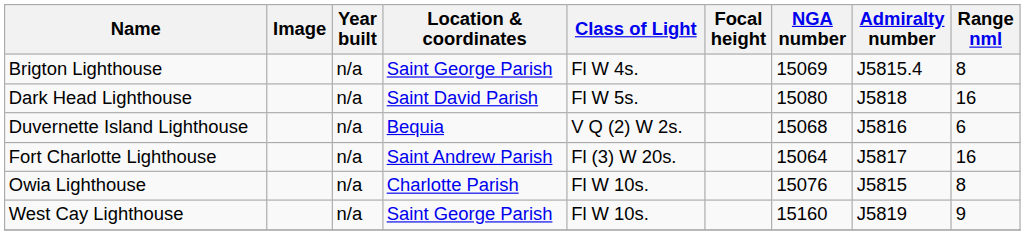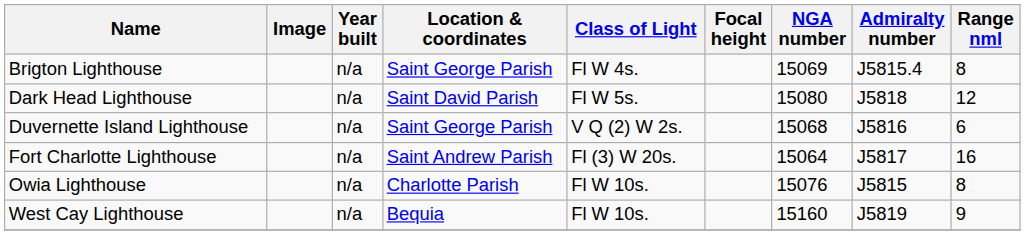(966, 98) 16 -> (966, 98) 12
(415, 127) Bequia -> (470, 127) Saint George Parish
(470, 214) Saint George Parish -> (415, 214) Bequia
